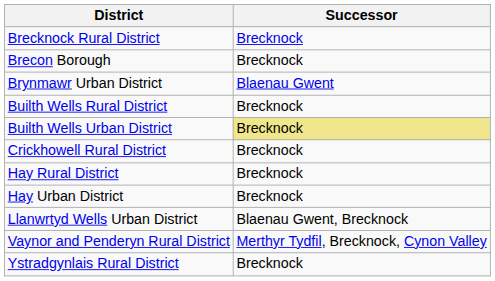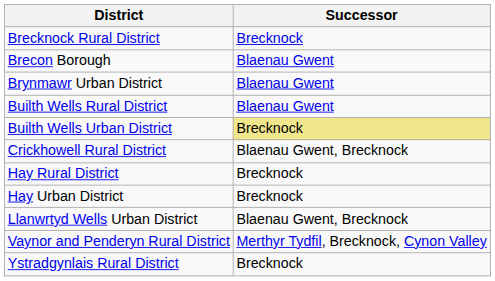(270, 60) Brecknock -> (285, 60) Blaenau Gwent
(270, 106) Brecknock -> (285, 106) Blaenau Gwent
(270, 151) Brecknock -> (322, 151) Blaenau Gwent, Brecknock
